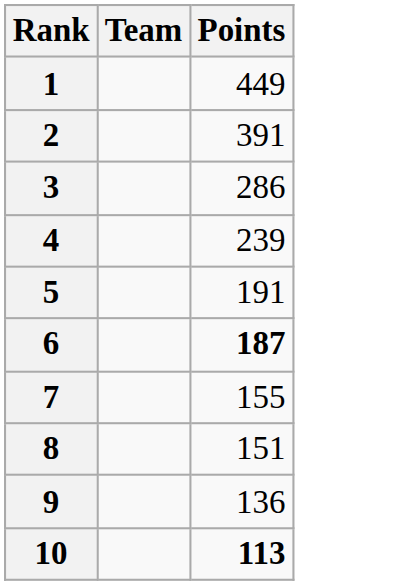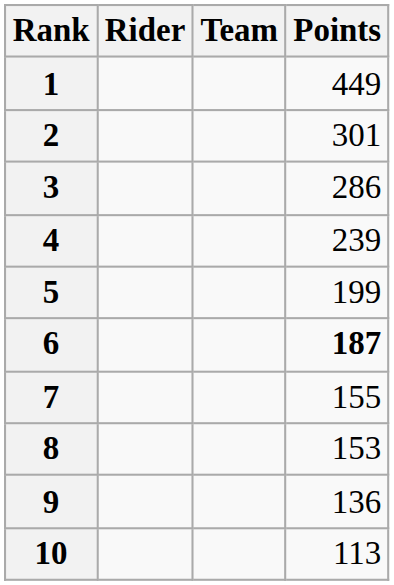+ column: (145, 30)
(261, 135) 391 -> (356, 135) 301
(261, 291) 191 -> (356, 291) 199
(261, 448) 151 -> (356, 448) 153
(262, 553) bold -> (357, 553) normal
